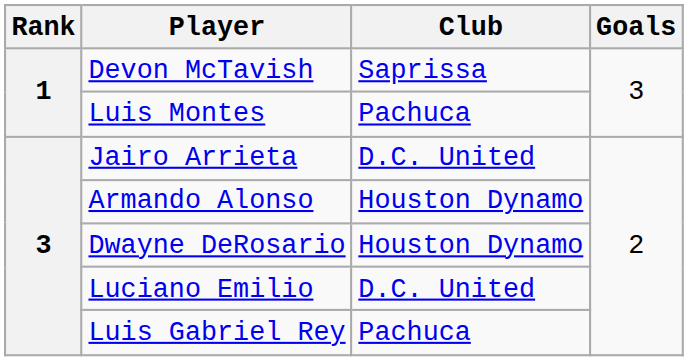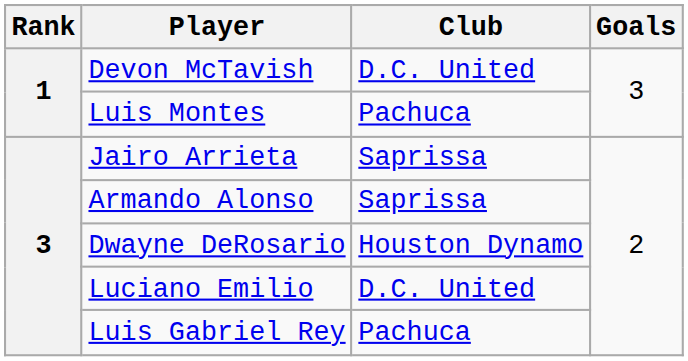(423, 70) Saprissa -> (447, 70) D.C. United
(447, 158) D.C. United -> (423, 158) Saprissa
(471, 201) Houston Dynamo -> (423, 201) Saprissa
